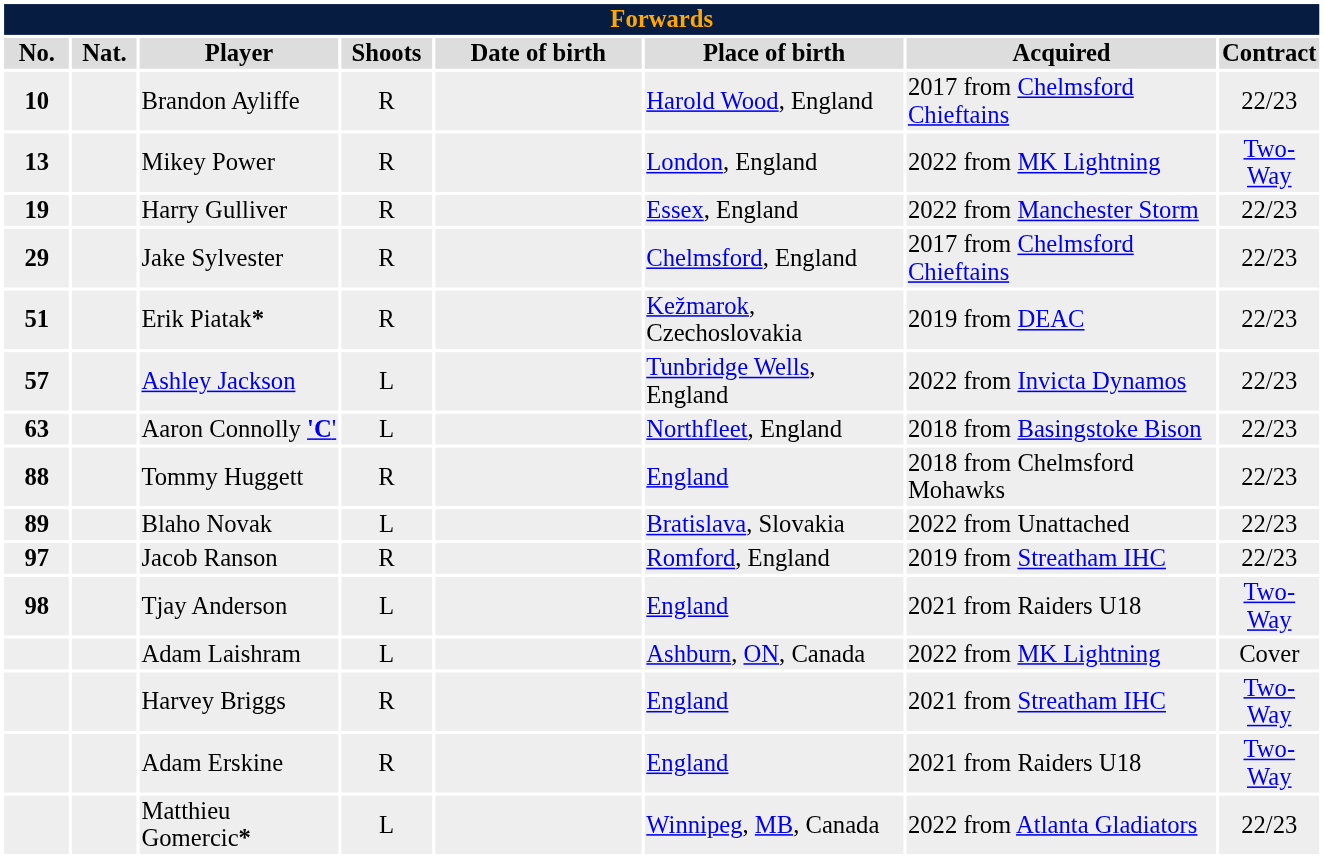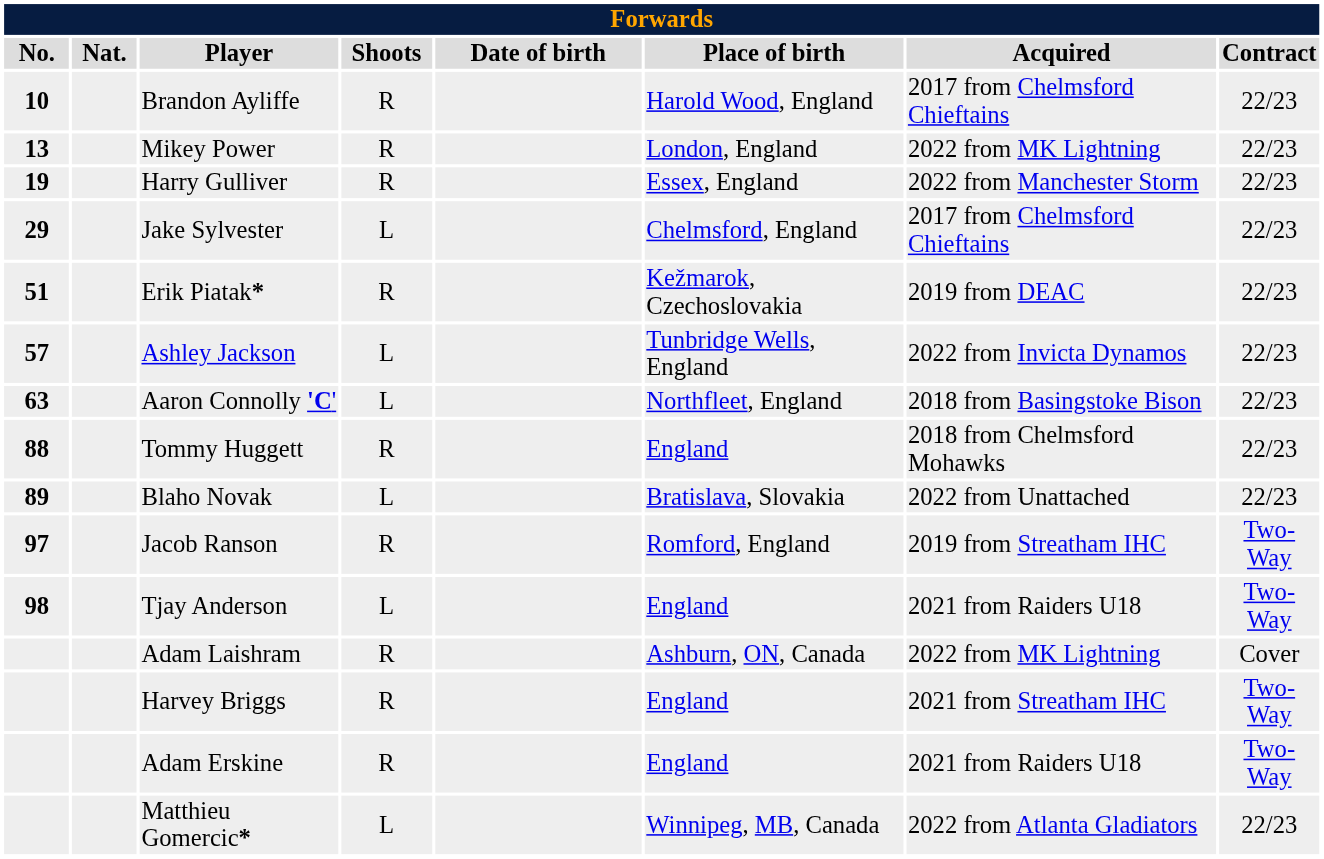(1269, 162) Two-Way -> (1269, 148) 22/23
(387, 257) R -> (387, 230) L
(1269, 558) 22/23 -> (1269, 544) Two-Way
(387, 653) L -> (387, 653) R
